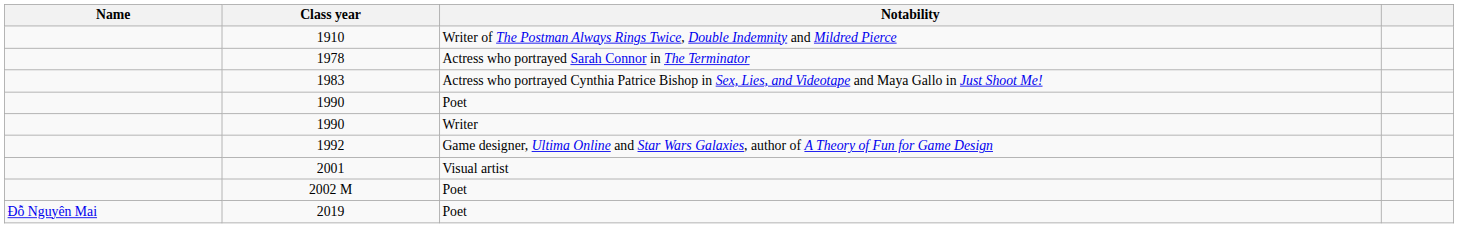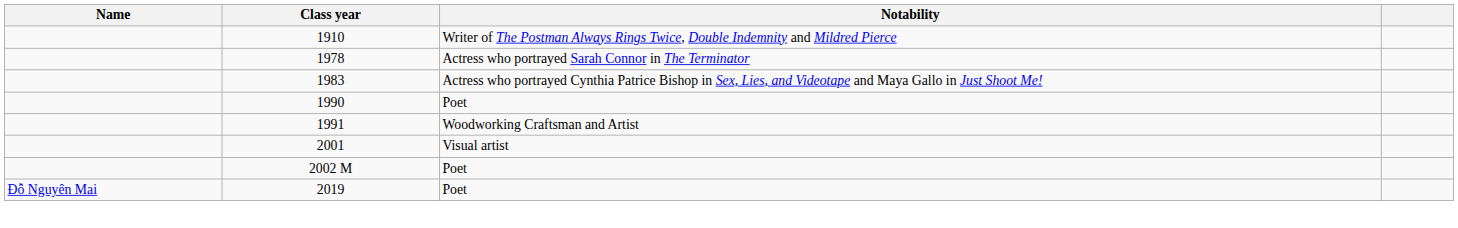- row: (331, 124)
+ row: (331, 124)
- row: (331, 146)
